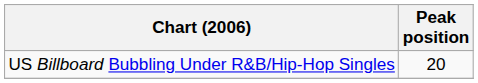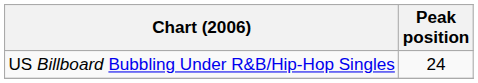(436, 64) 20 -> (436, 64) 24
